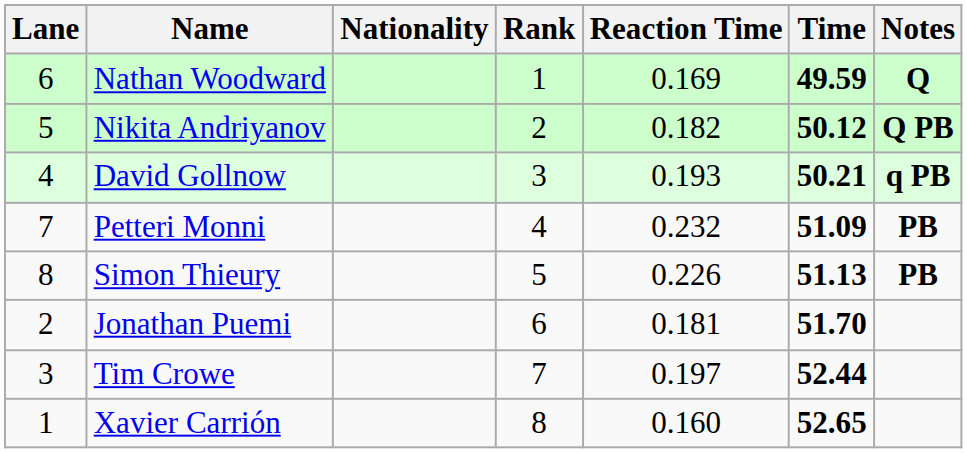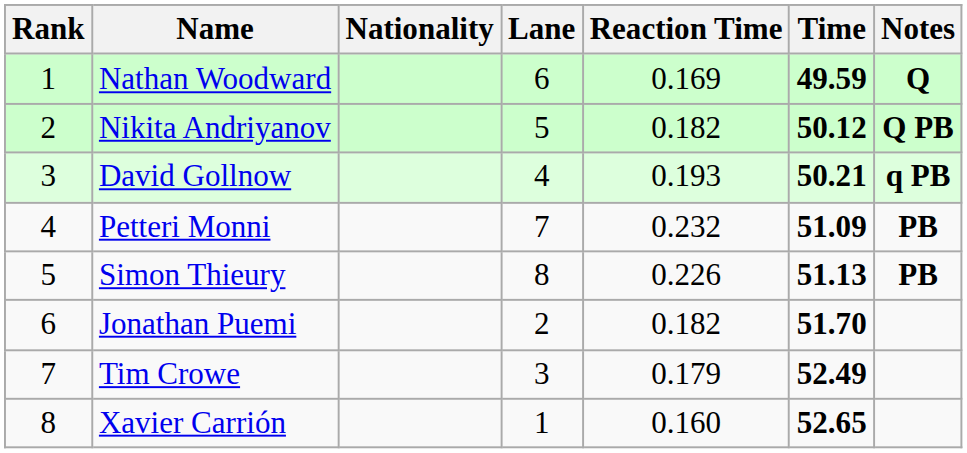columns swapped: (539, 29) <-> (46, 29)
(686, 324) 0.181 -> (686, 324) 0.182
(686, 373) 0.197 -> (686, 373) 0.179
(832, 373) 52.44 -> (832, 373) 52.49
